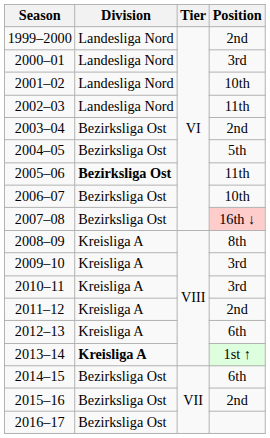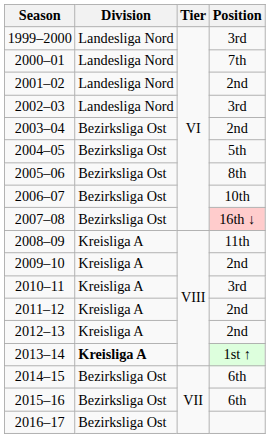(237, 38) 2nd -> (237, 38) 3rd
(237, 60) 3rd -> (237, 60) 7th
(237, 83) 10th -> (237, 83) 2nd
(237, 106) 11th -> (237, 106) 3rd
(125, 173) bold -> (122, 173) normal
(237, 173) 11th -> (237, 173) 8th
(237, 241) 8th -> (237, 241) 11th
(237, 264) 3rd -> (237, 264) 2nd
(237, 331) 6th -> (237, 331) 2nd
(237, 399) 2nd -> (237, 399) 6th
